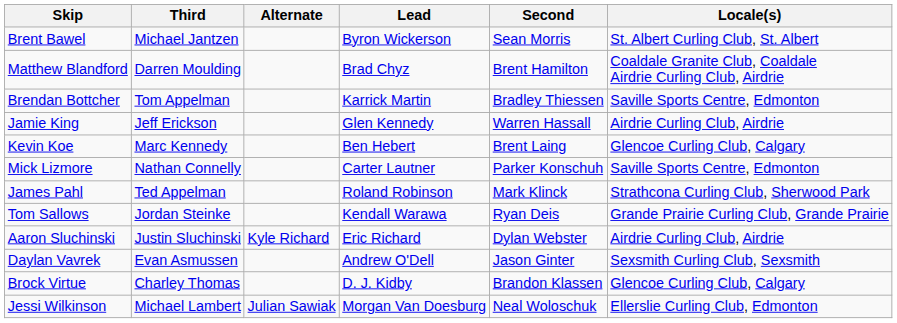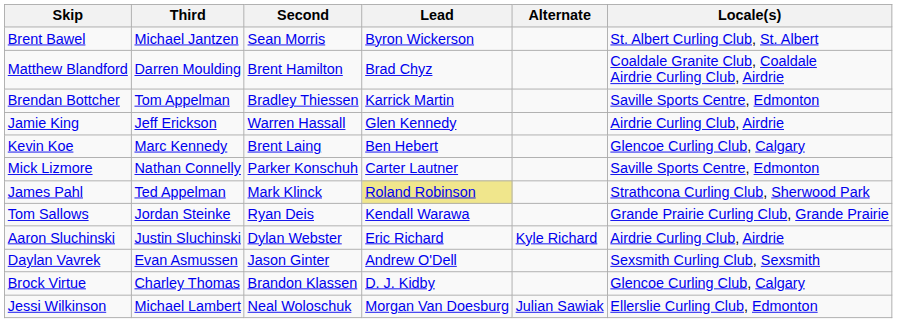columns swapped: (548, 15) <-> (292, 15)
(397, 191) no background -> (420, 191) khaki background
